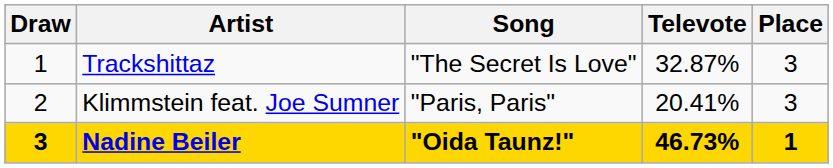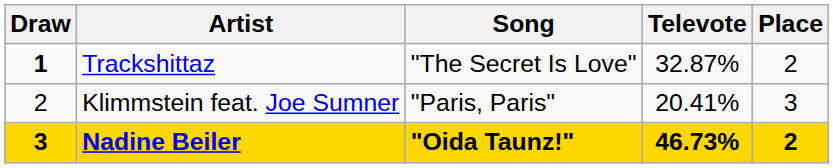(41, 63) normal -> (41, 63) bold
(791, 63) 3 -> (791, 63) 2
(791, 142) 1 -> (791, 142) 2
